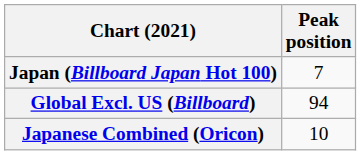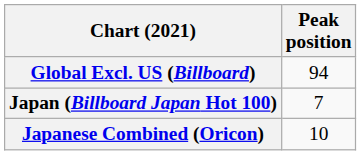rows swapped: (143, 103) <-> (143, 72)
